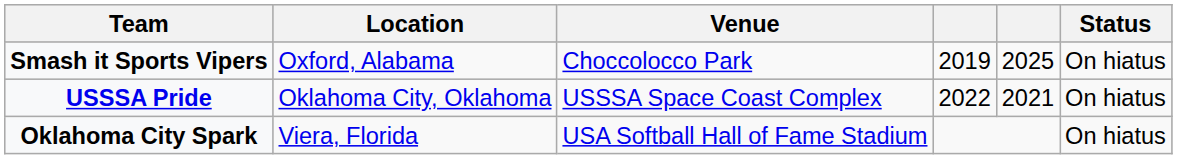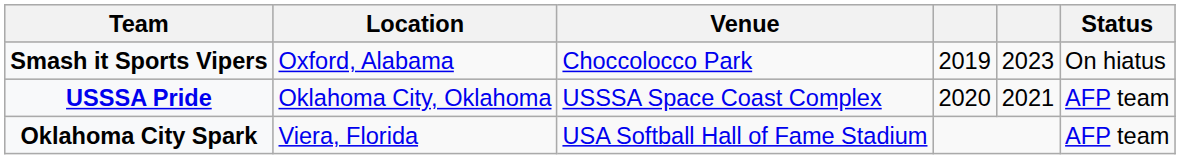(1028, 61) 2025 -> (1028, 61) 2023
(965, 98) 2022 -> (965, 98) 2020
(1115, 98) On hiatus -> (1117, 98) AFP team
(1115, 136) On hiatus -> (1117, 136) AFP team
